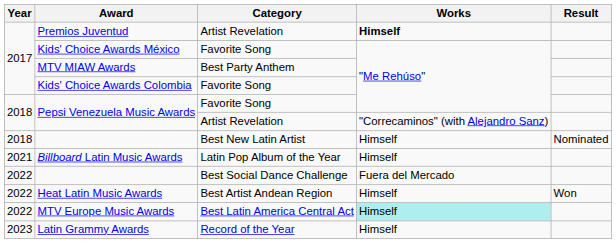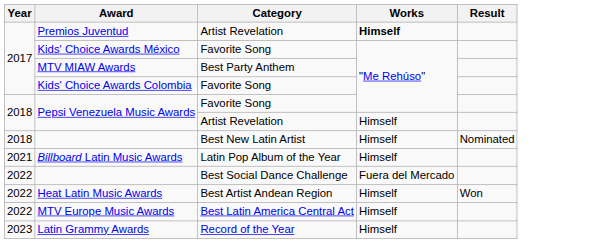(454, 121) "Correcaminos" (with Alejandro Sanz) -> (378, 121) Himself
(378, 211) paleturquoise background -> (378, 211) no background
